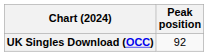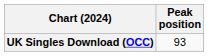(180, 42) 92 -> (180, 42) 93
